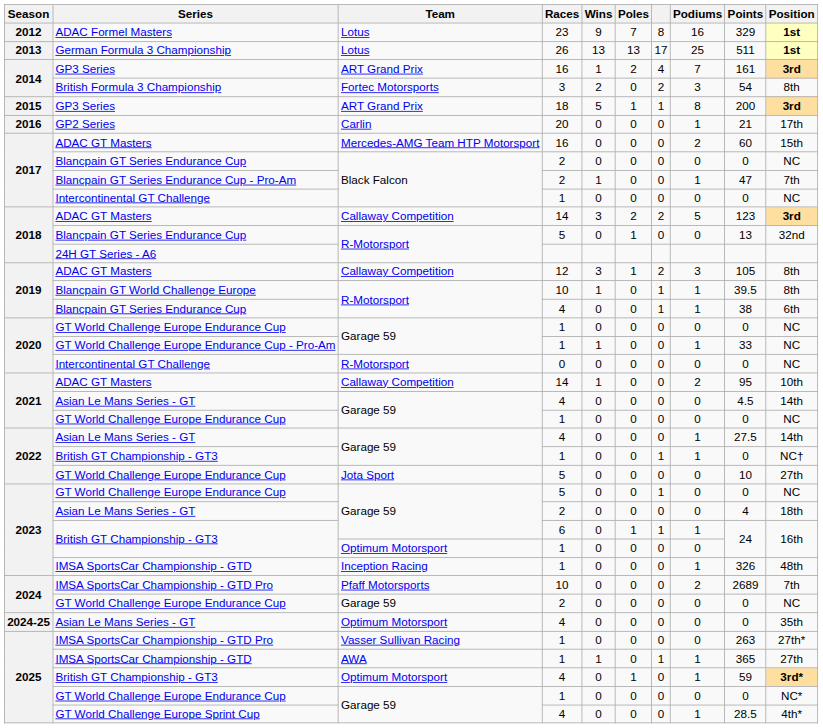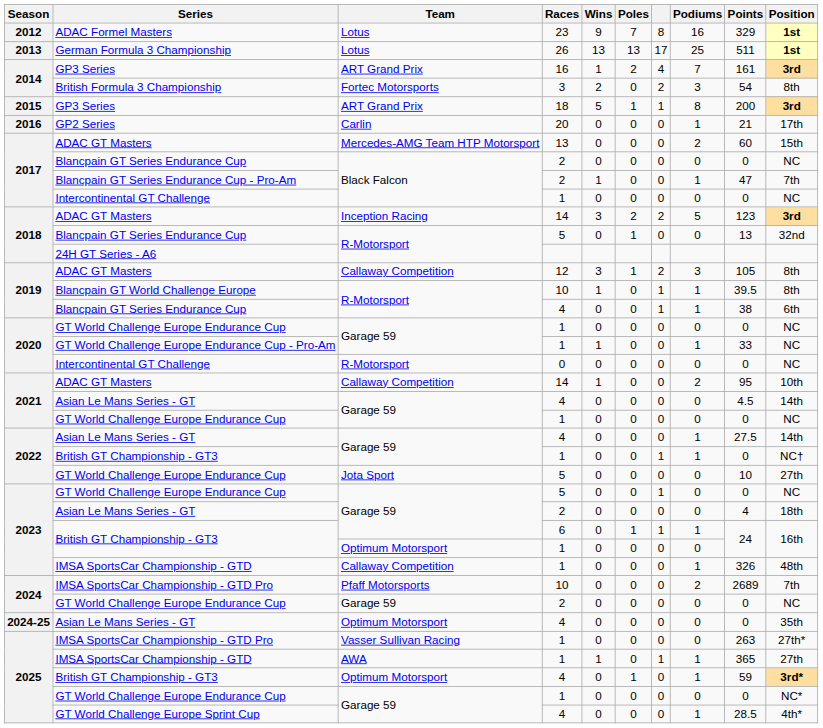(562, 143) 16 -> (562, 143) 13
(397, 217) Callaway Competition -> (384, 217) Inception Racing
(384, 567) Inception Racing -> (397, 567) Callaway Competition
